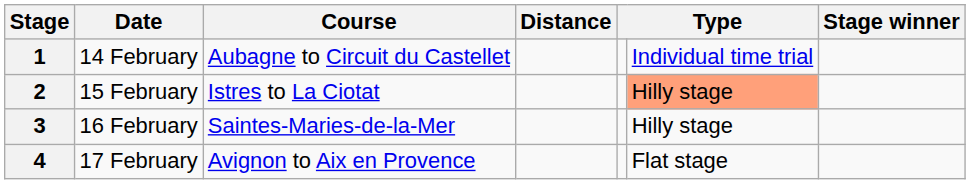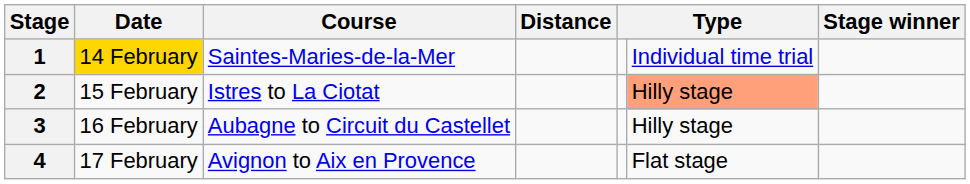(139, 56) no background -> (139, 56) gold background
(359, 56) Aubagne to Circuit du Castellet -> (331, 56) Saintes-Maries-de-la-Mer
(331, 126) Saintes-Maries-de-la-Mer -> (359, 126) Aubagne to Circuit du Castellet
